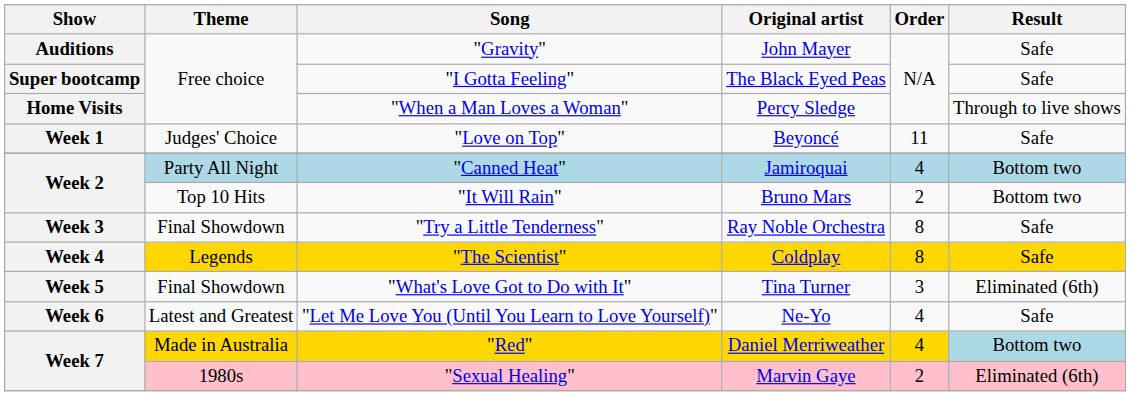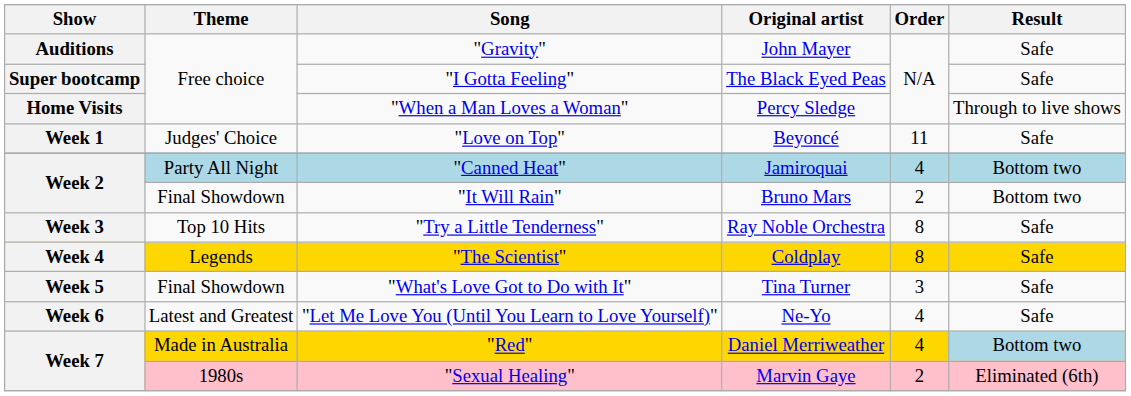(221, 197) Top 10 Hits -> (221, 197) Final Showdown
(221, 227) Final Showdown -> (221, 227) Top 10 Hits
(1037, 286) Eliminated (6th) -> (1037, 286) Safe
